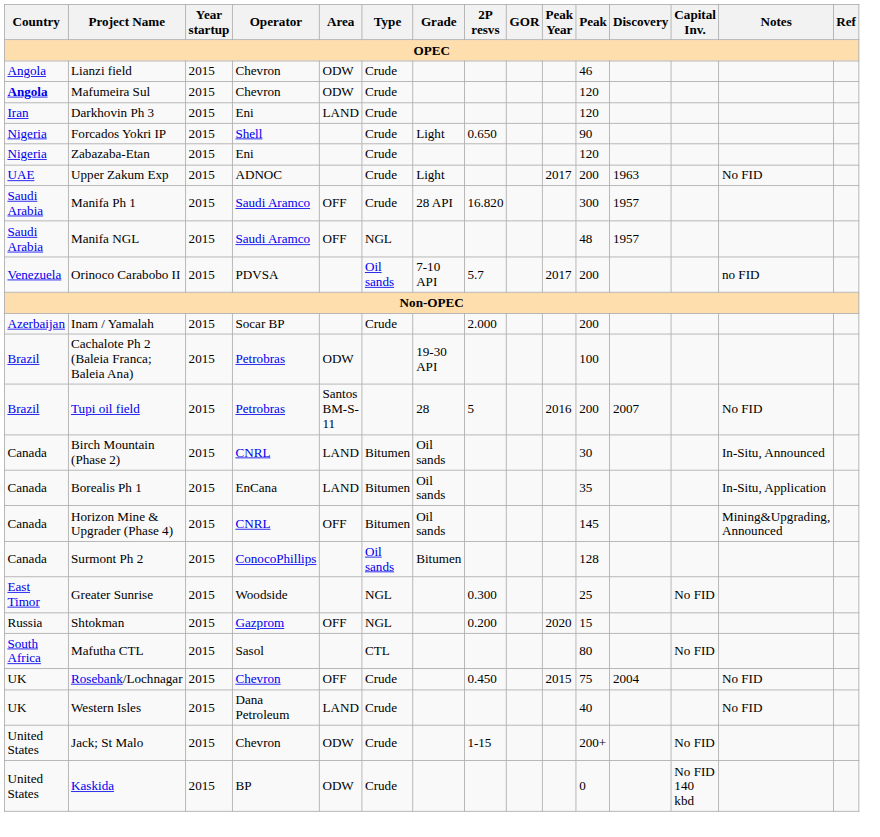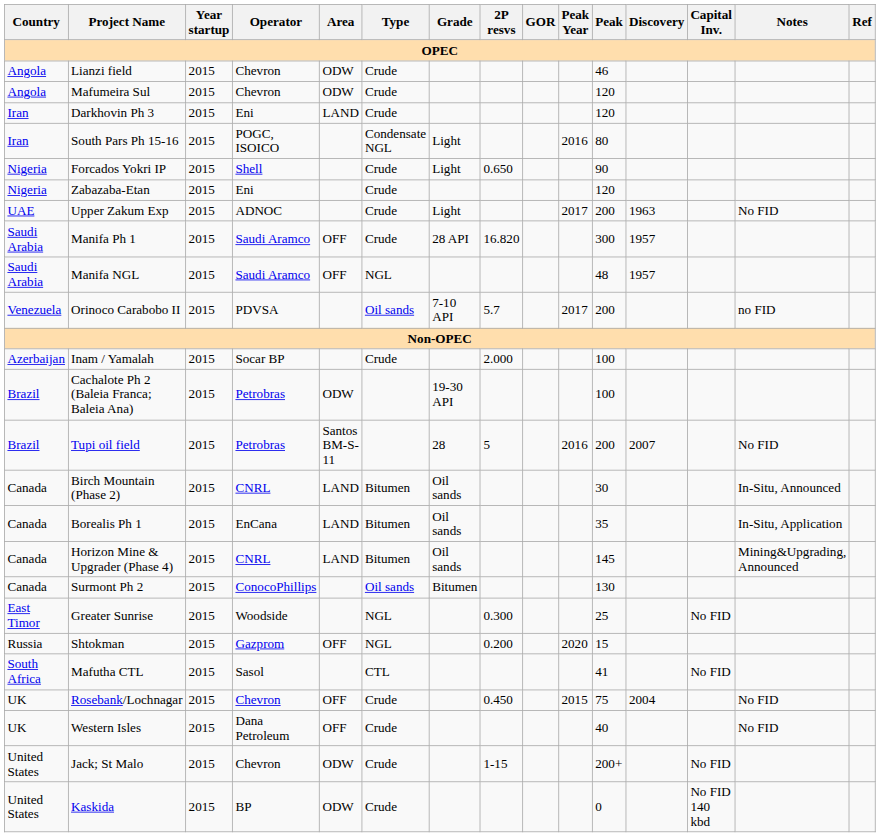(27, 92) bold -> (27, 92) normal
+ row: (125, 141)
(589, 323) 200 -> (605, 359) 100
(334, 523) OFF -> (341, 559) LAND
(589, 559) 128 -> (605, 587) 130
(586, 651) 80 -> (602, 671) 41
(341, 707) LAND -> (334, 728) OFF
